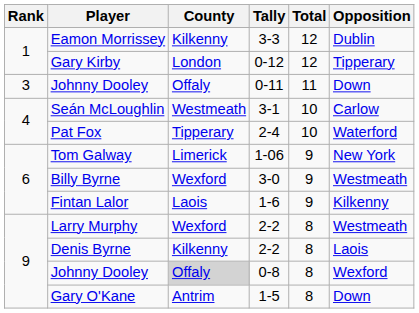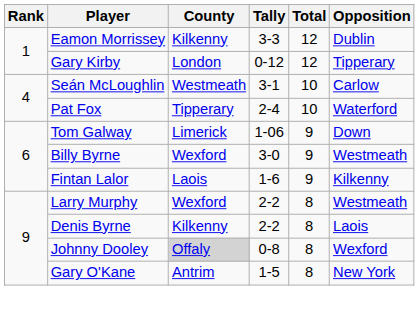- row: (99, 86)
(364, 156) New York -> (352, 132) Down
(352, 296) Down -> (364, 272) New York
